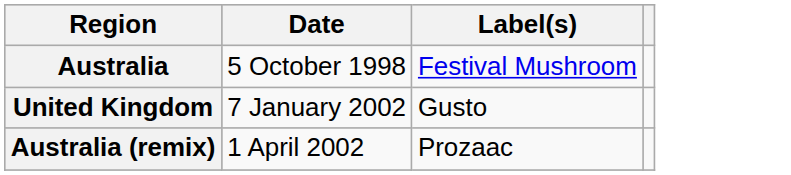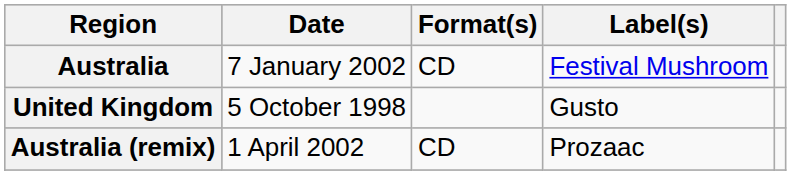+ column: (478, 25)
(317, 66) 5 October 1998 -> (317, 66) 7 January 2002
(317, 107) 7 January 2002 -> (317, 107) 5 October 1998
